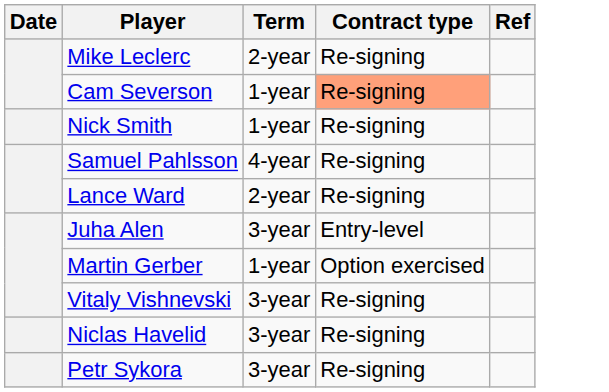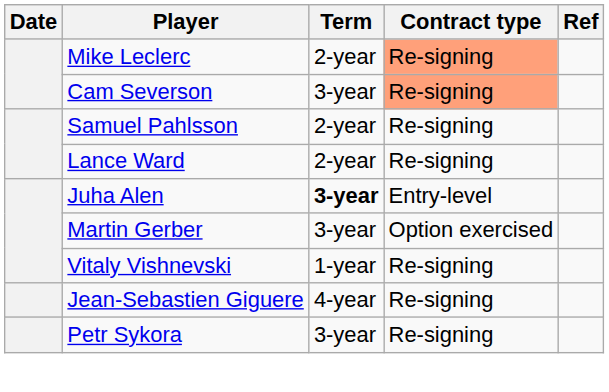(373, 56) no background -> (441, 56) lightsalmon background
(279, 91) 1-year -> (345, 91) 3-year
- row: (120, 126)
(279, 160) 4-year -> (345, 126) 2-year
(279, 230) normal -> (346, 195) bold
(279, 265) 1-year -> (345, 230) 3-year
(279, 299) 3-year -> (345, 265) 1-year
- row: (137, 334)
+ row: (186, 299)
